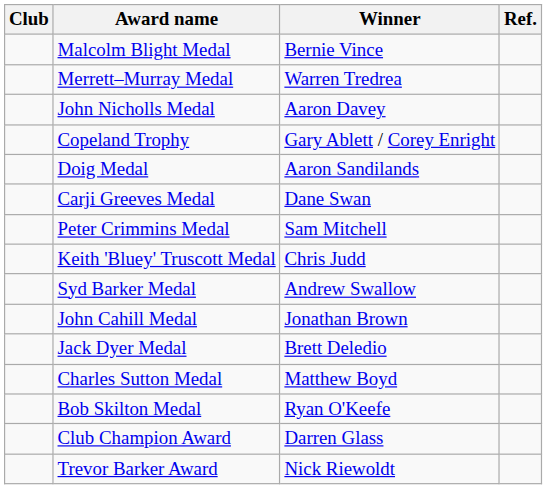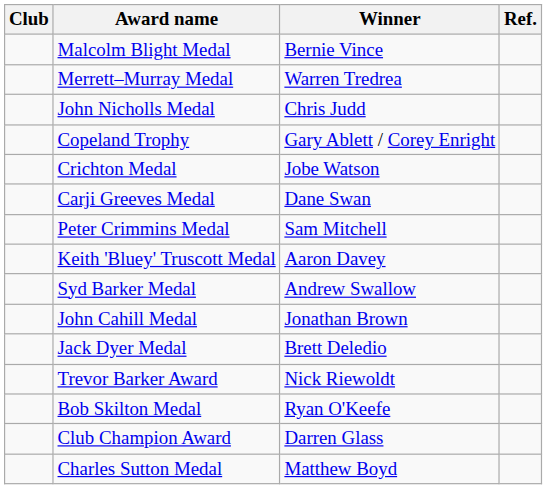(335, 109) Aaron Davey -> (325, 109) Chris Judd
+ row: (117, 169)
- row: (103, 169)
(325, 259) Chris Judd -> (335, 259) Aaron Davey
rows swapped: (138, 468) <-> (140, 378)
